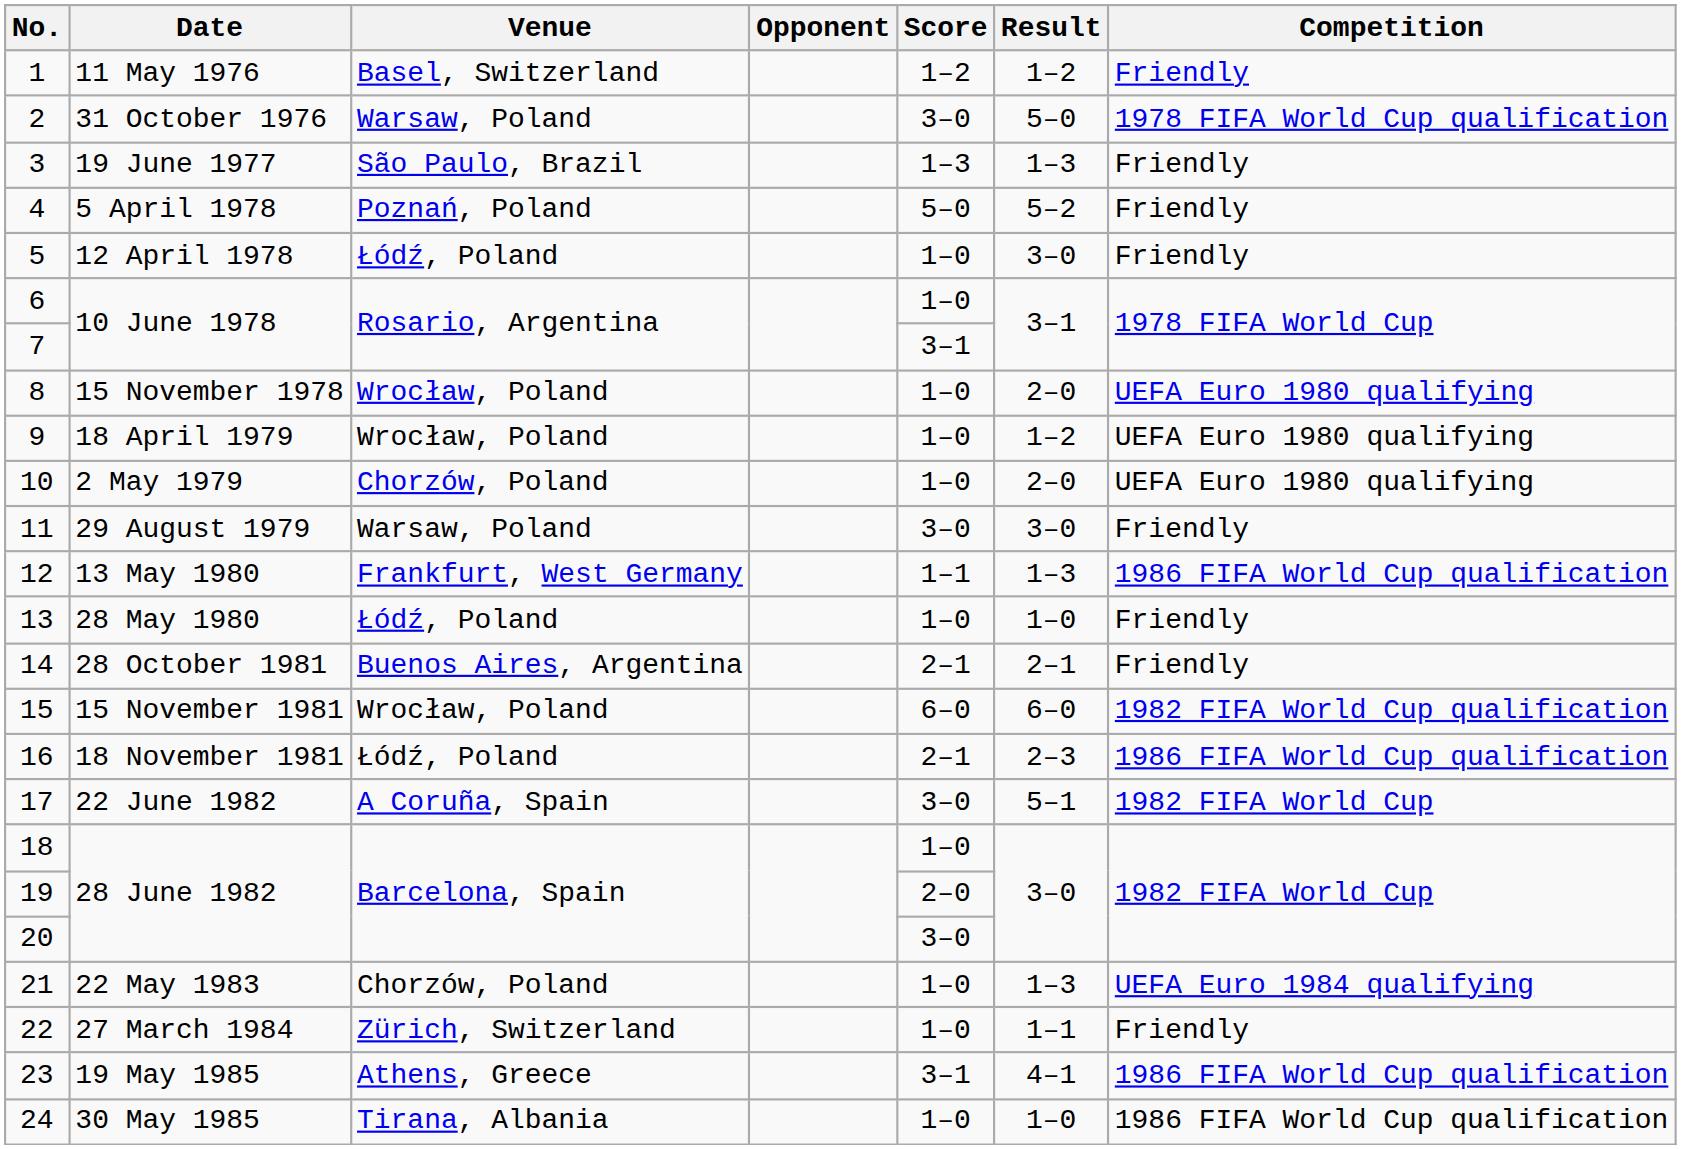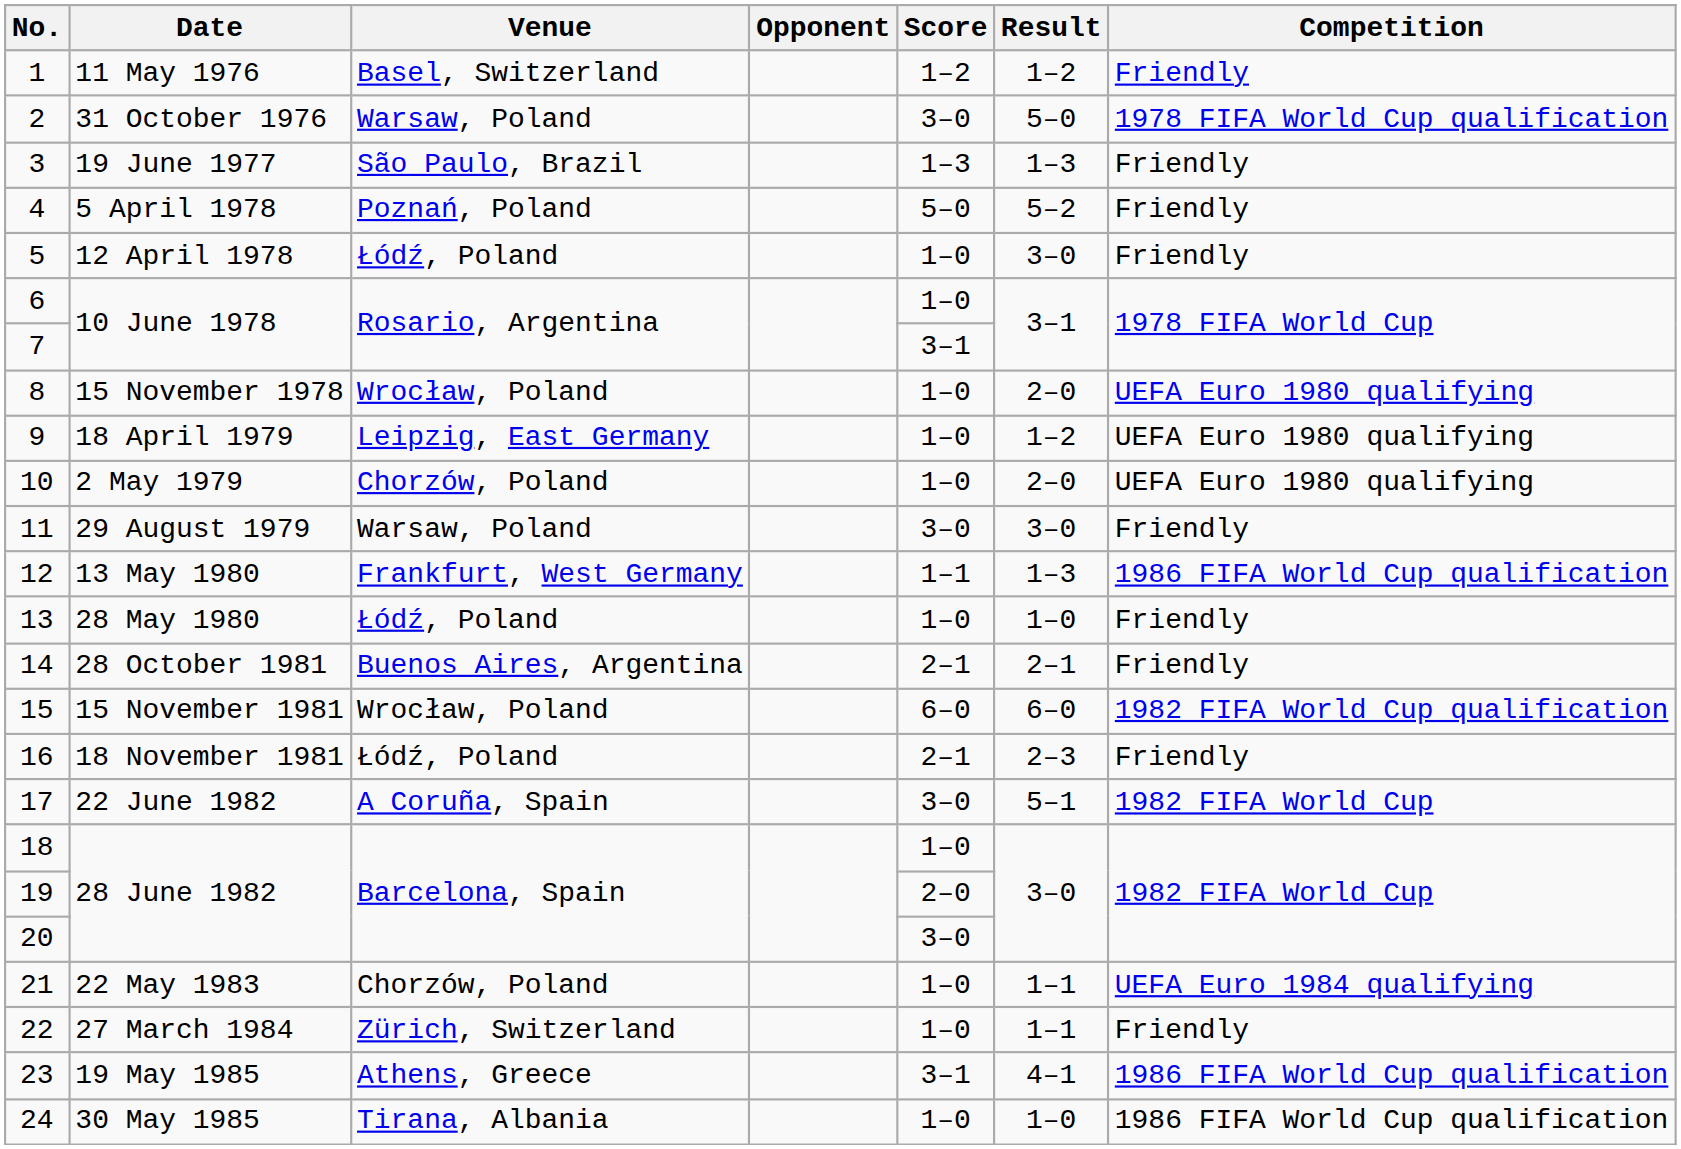(483, 438) Wrocław, Poland -> (533, 438) Leipzig, East Germany
(1392, 757) 1986 FIFA World Cup qualification -> (1182, 757) Friendly
(1051, 984) 1–3 -> (1051, 984) 1–1
